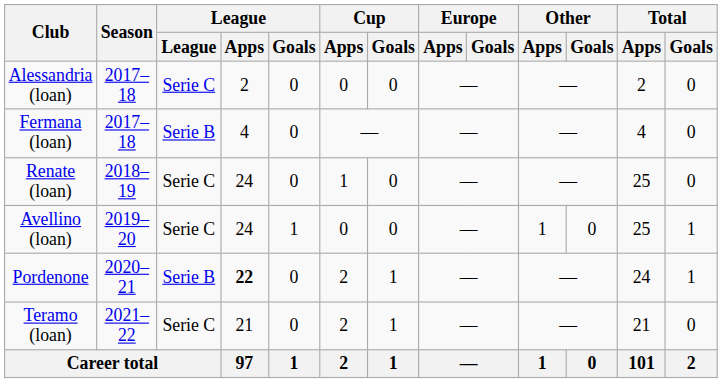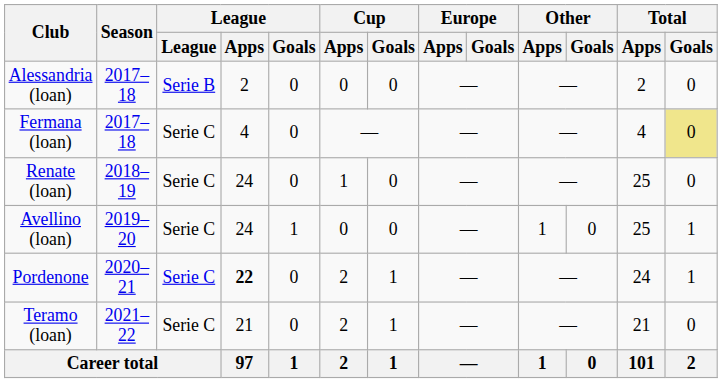(189, 84) Serie C -> (189, 84) Serie B
(189, 133) Serie B -> (189, 133) Serie C
(691, 133) no background -> (691, 133) khaki background
(189, 277) Serie B -> (189, 277) Serie C
